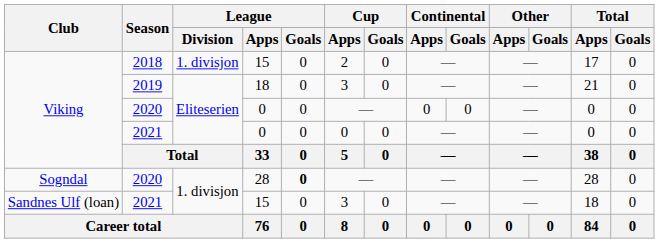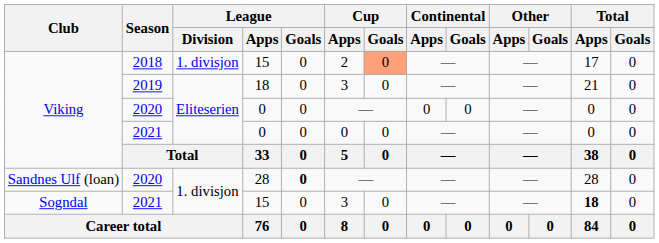(386, 62) no background -> (386, 62) lightsalmon background
(63, 179) Sogndal -> (63, 179) Sandnes Ulf (loan)
(63, 202) Sandnes Ulf (loan) -> (63, 202) Sogndal
(591, 202) normal -> (591, 202) bold
